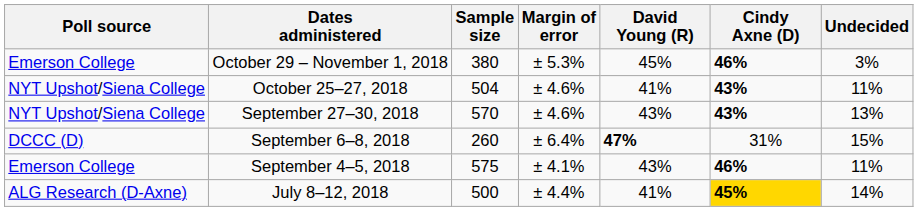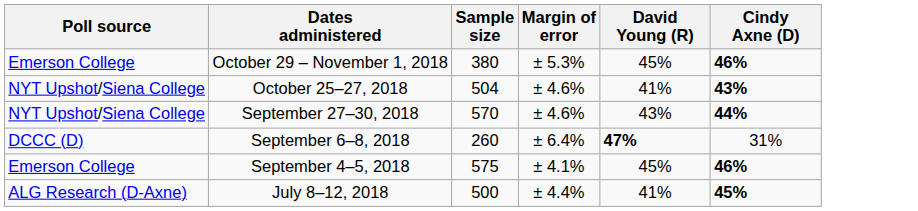- column: (867, 26)
(731, 114) 43% -> (731, 114) 44%
(655, 166) 43% -> (655, 166) 45%
(731, 192) gold background -> (731, 192) no background
